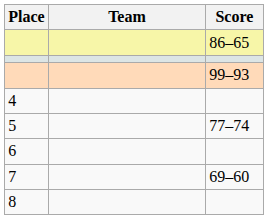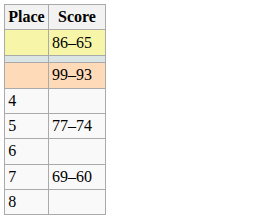- column: (127, 17)
